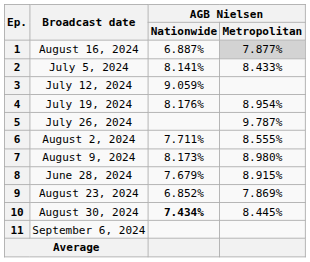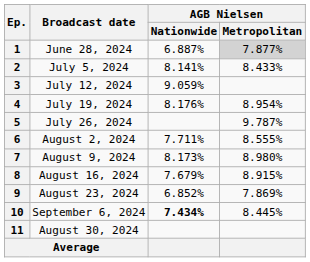(89, 49) August 16, 2024 -> (89, 49) June 28, 2024
(89, 176) June 28, 2024 -> (89, 176) August 16, 2024
(89, 212) August 30, 2024 -> (89, 212) September 6, 2024
(89, 230) September 6, 2024 -> (89, 230) August 30, 2024
